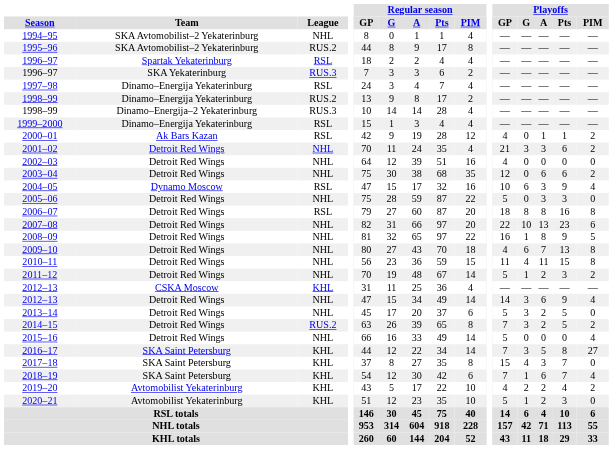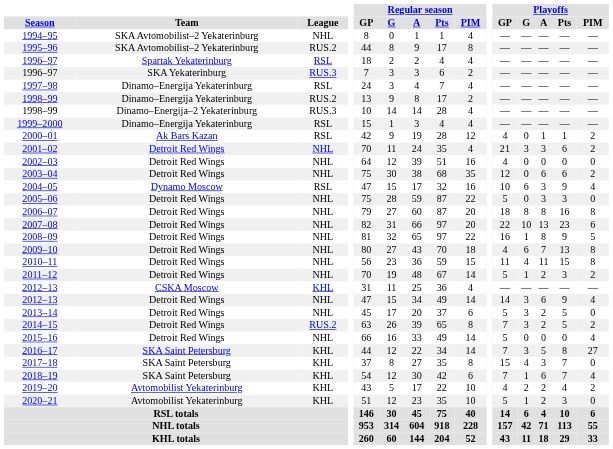(323, 212) RSL -> (323, 212) NHL
